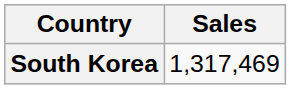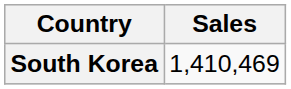(225, 63) 1,317,469 -> (225, 63) 1,410,469
